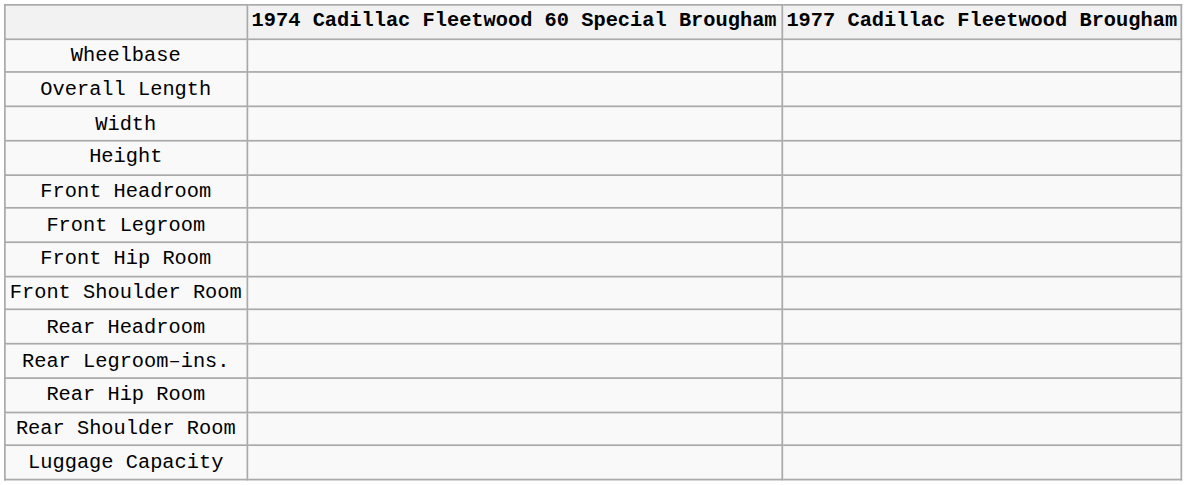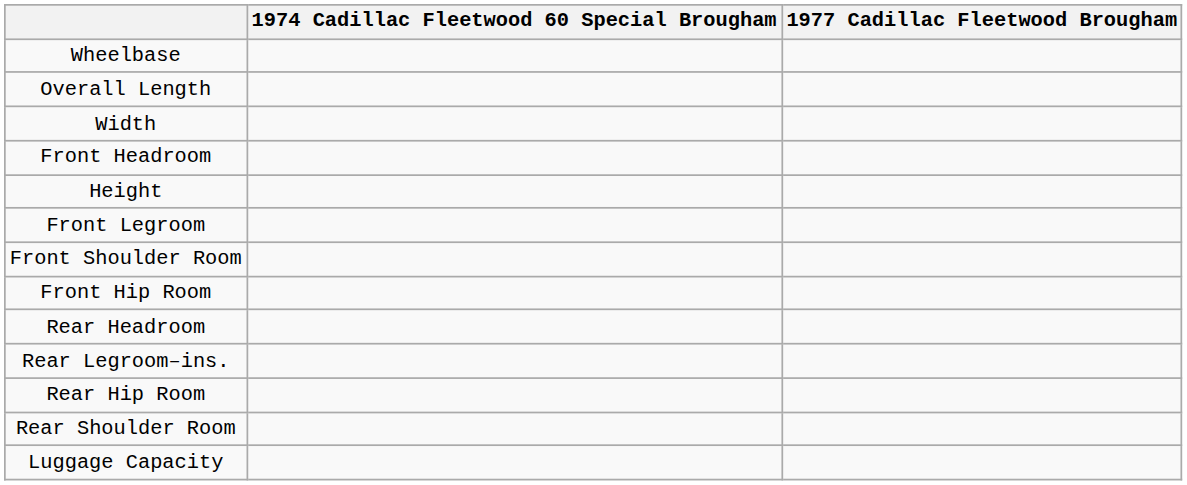rows swapped: (126, 157) <-> (126, 191)
rows swapped: (126, 259) <-> (126, 293)
